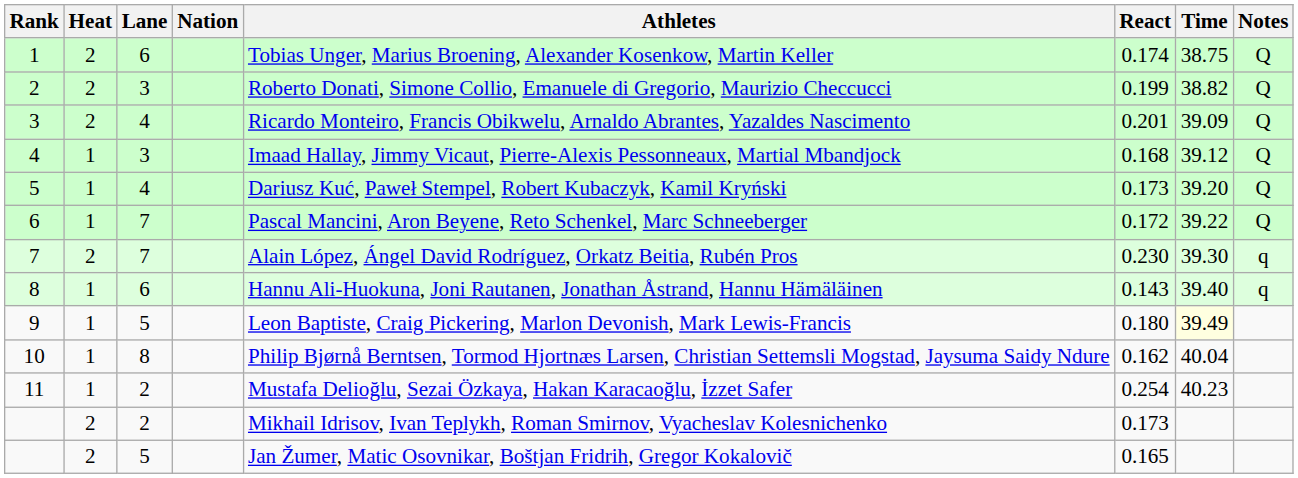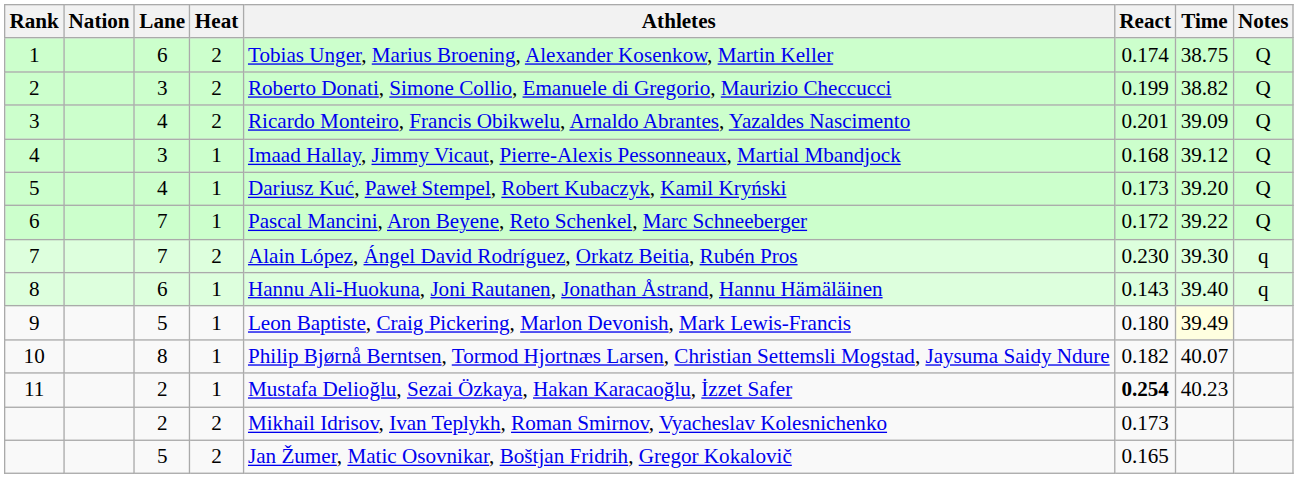columns swapped: (90, 21) <-> (208, 21)
(1145, 356) 0.162 -> (1145, 356) 0.182
(1204, 356) 40.04 -> (1204, 356) 40.07
(1145, 389) normal -> (1145, 389) bold
